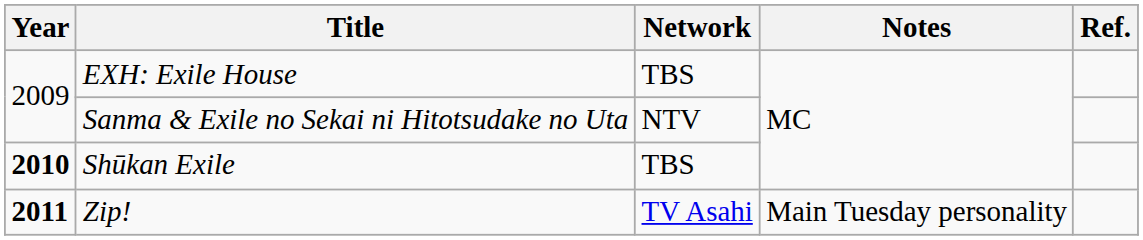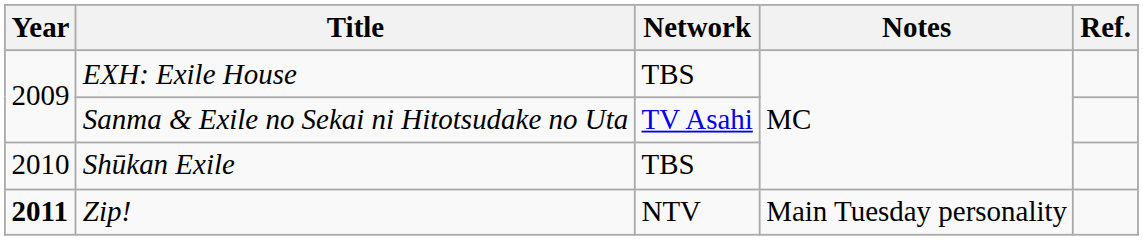(671, 119) NTV -> (697, 119) TV Asahi
(41, 165) bold -> (41, 165) normal
(697, 211) TV Asahi -> (671, 211) NTV
